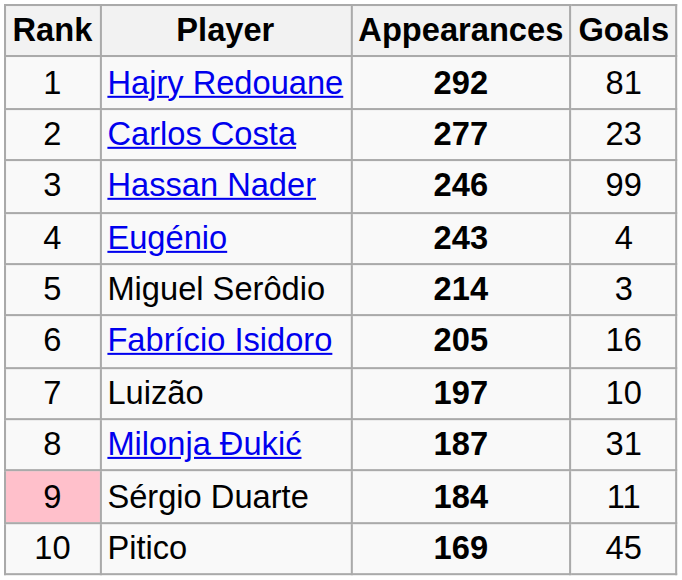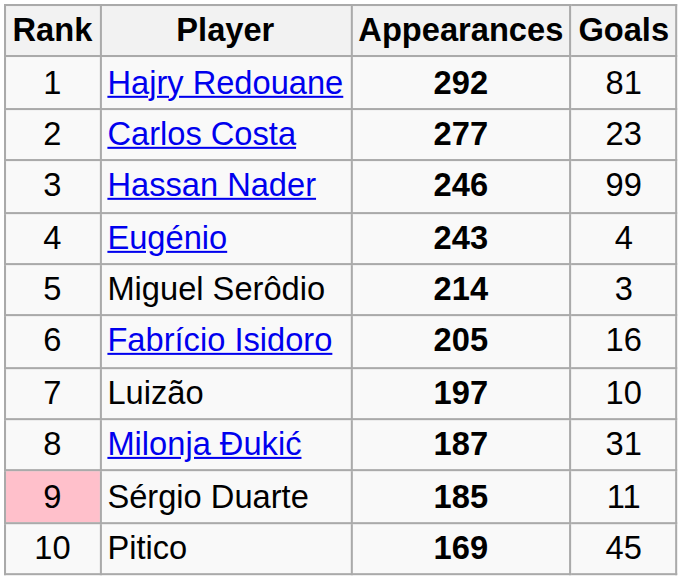(461, 496) 184 -> (461, 496) 185
